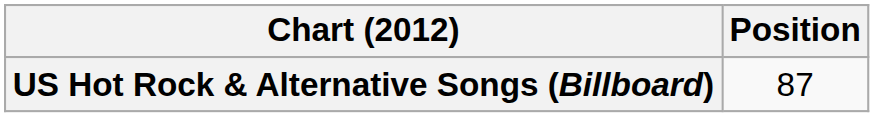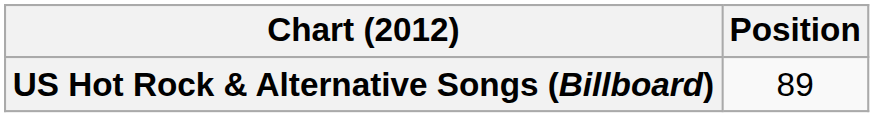(795, 83) 87 -> (795, 83) 89
